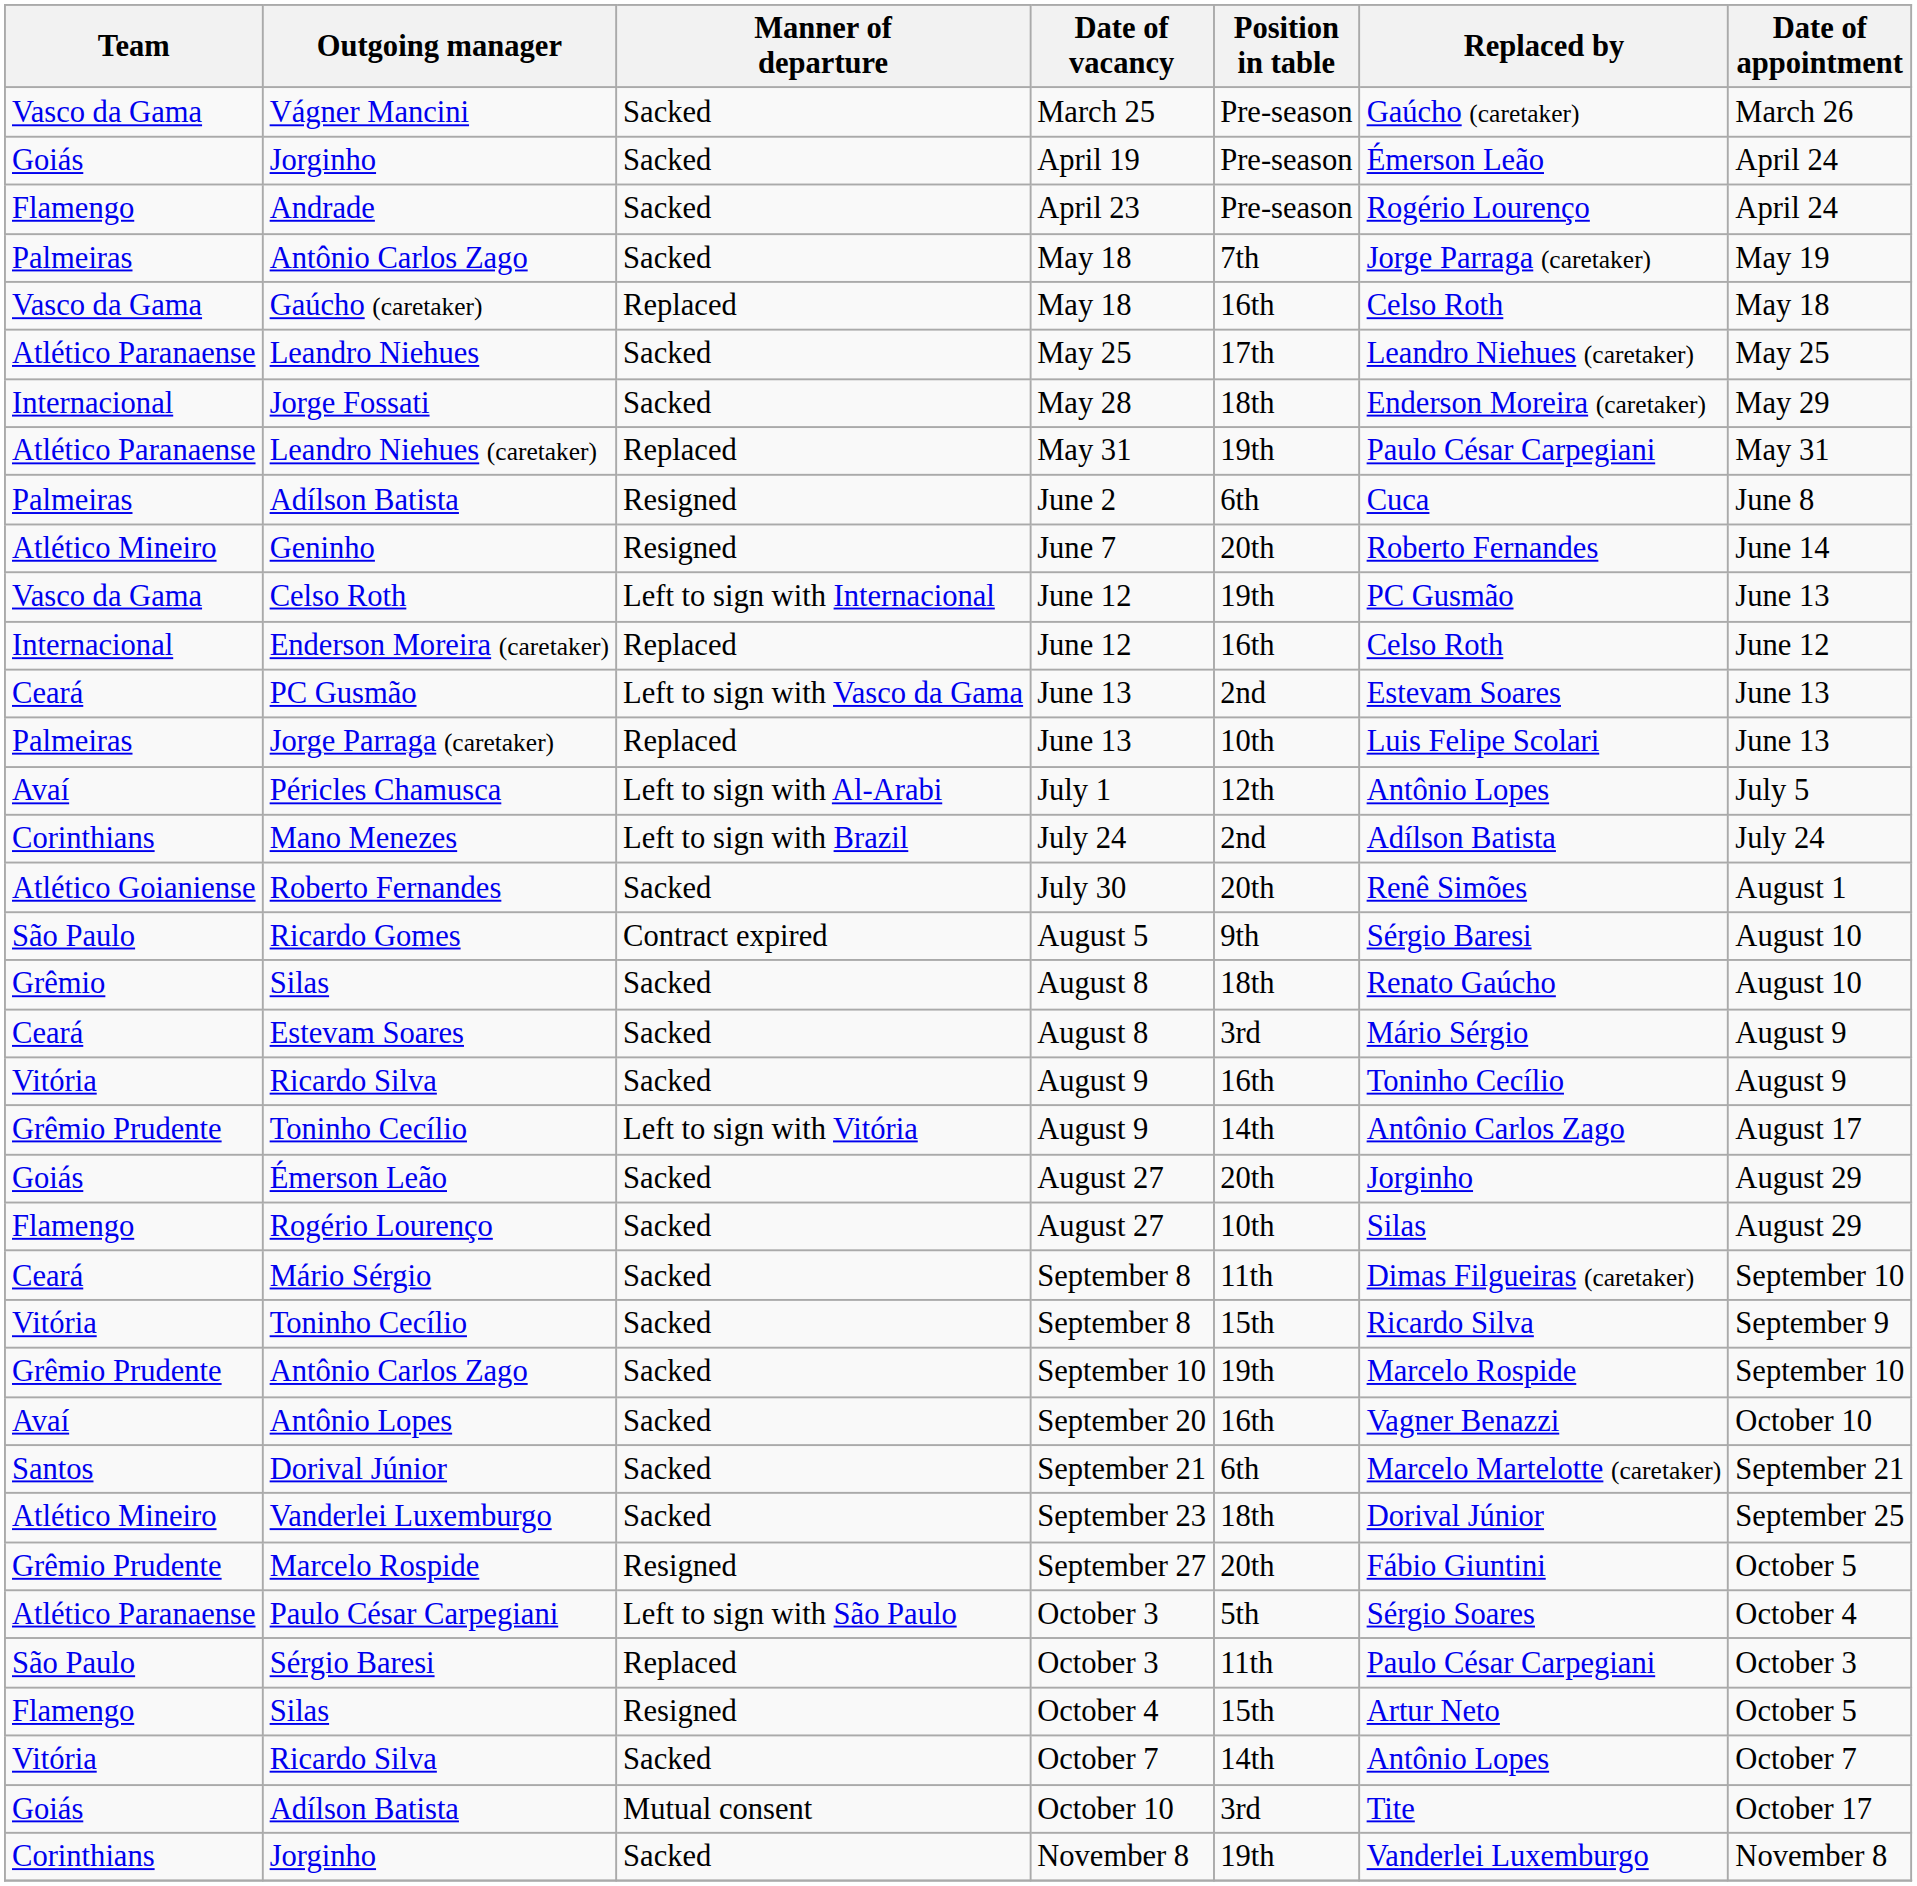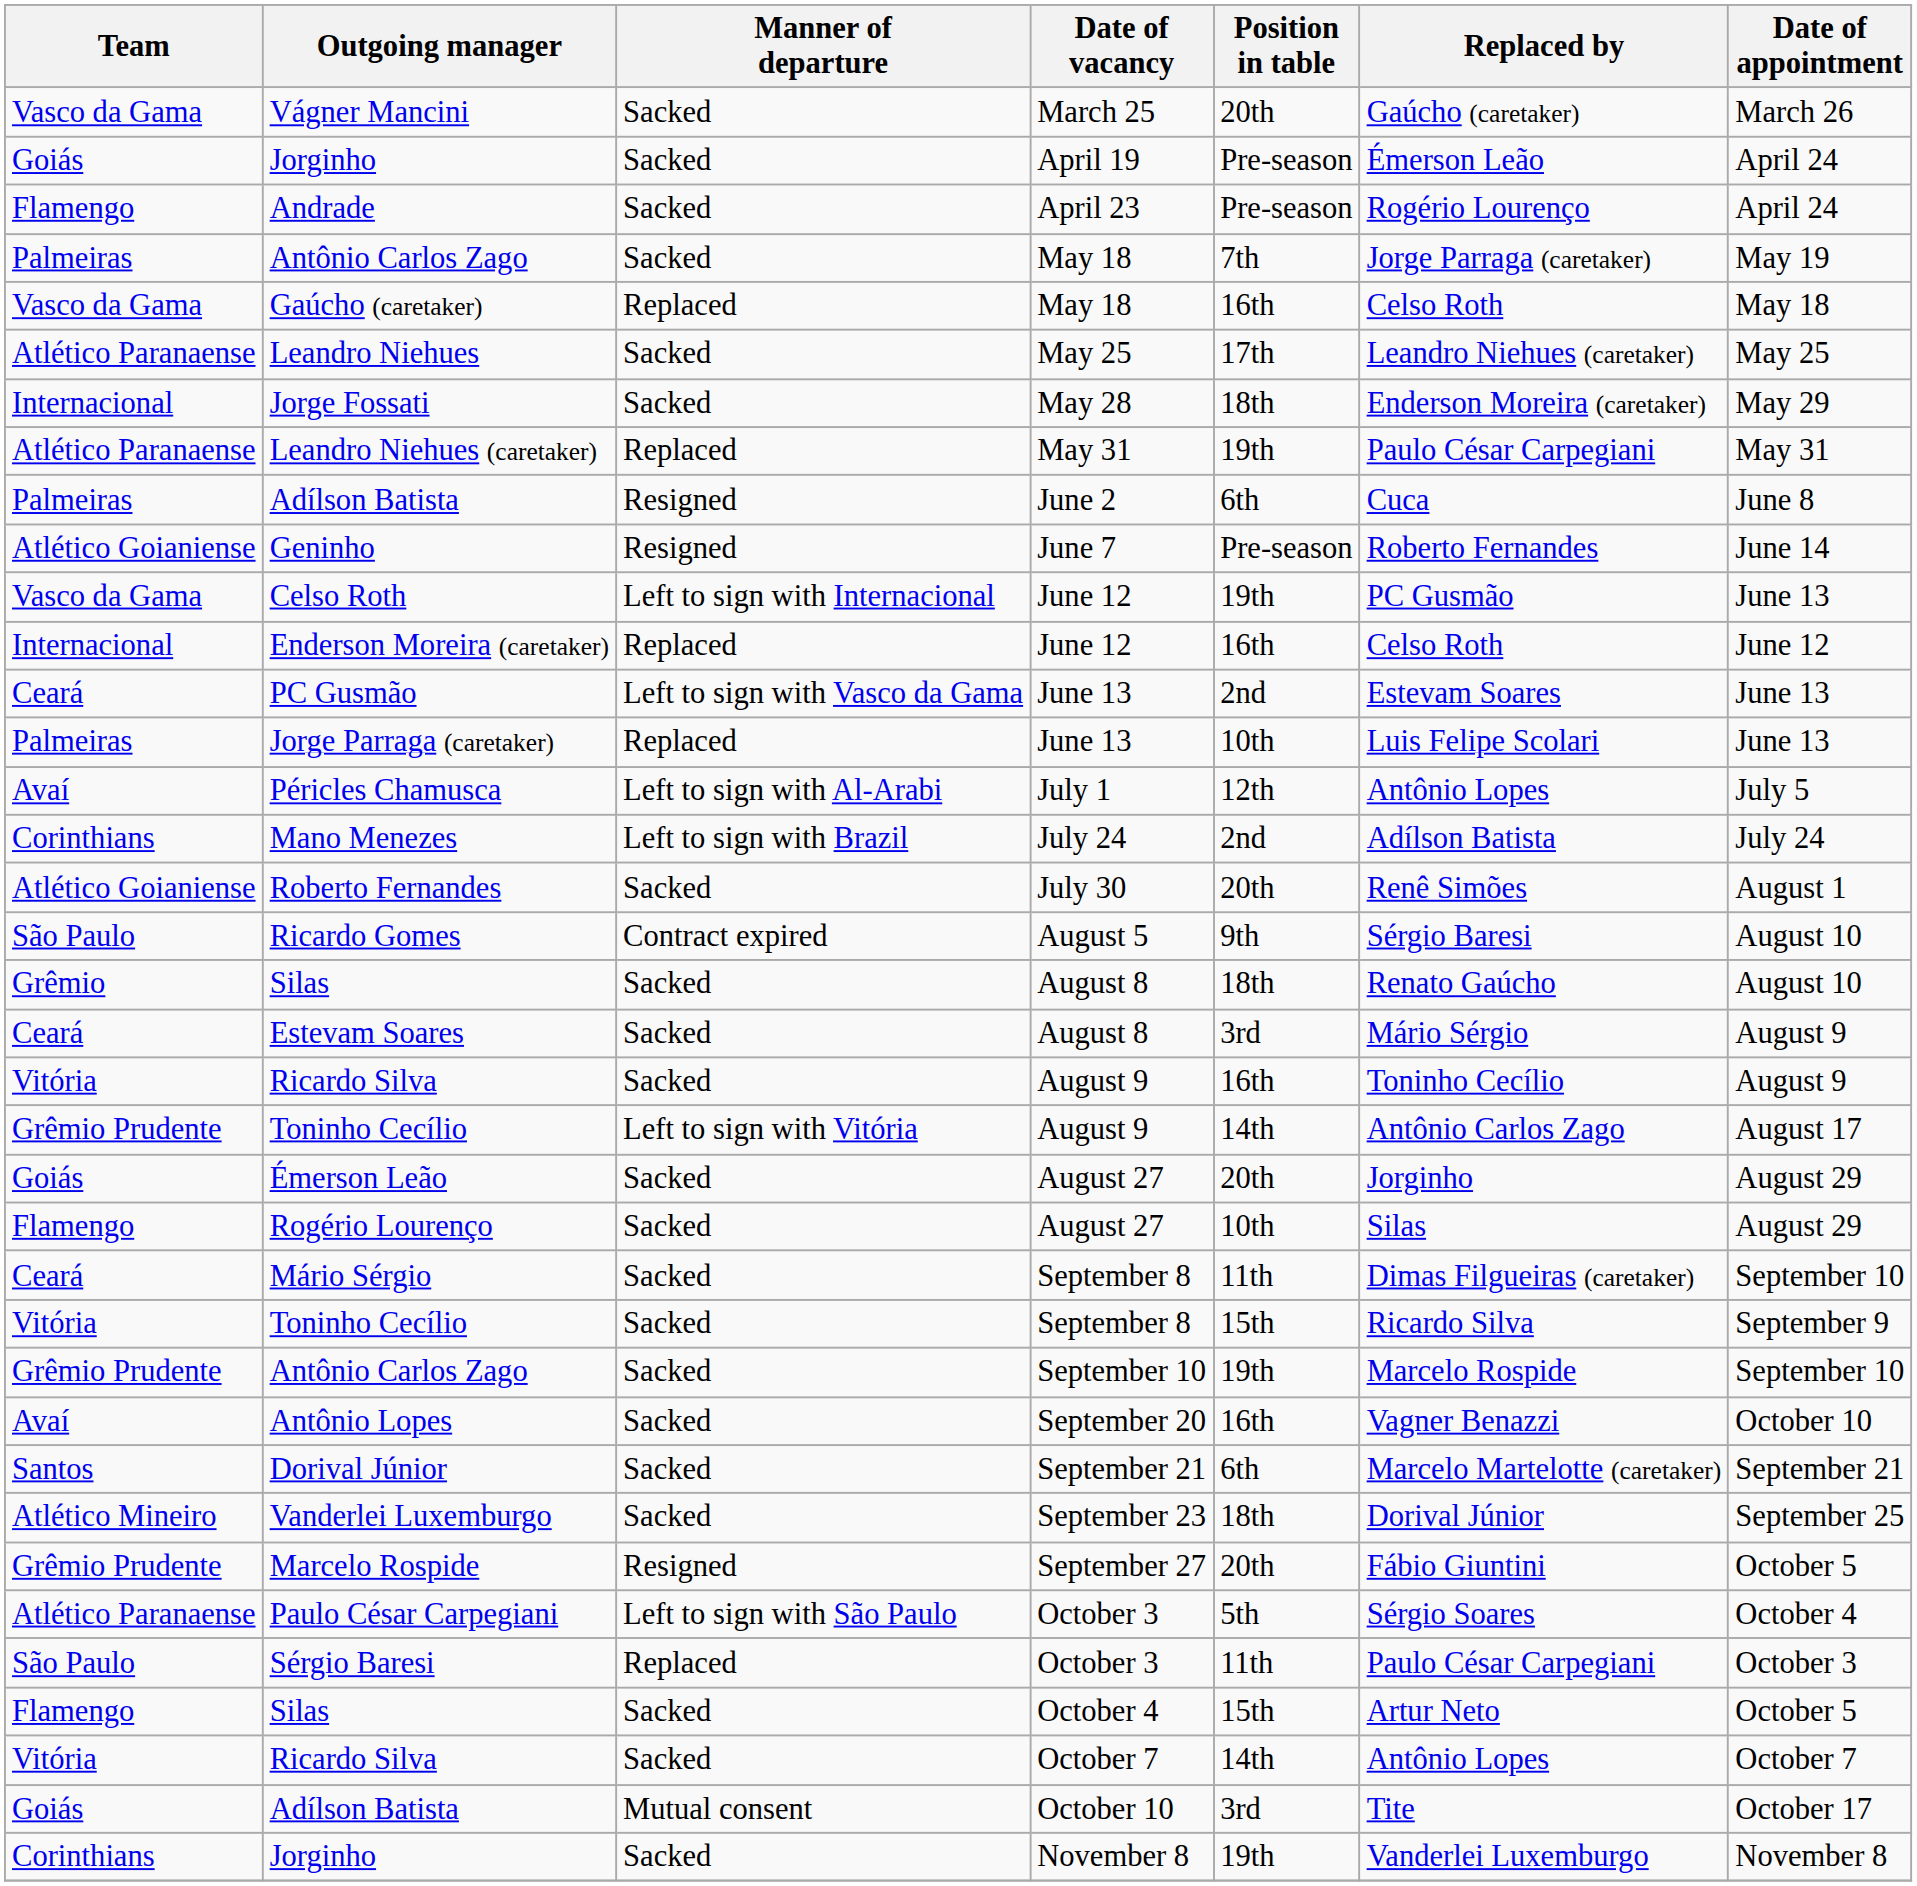(1286, 111) Pre-season -> (1247, 111) 20th
(114, 547) Atlético Mineiro -> (134, 547) Atlético Goianiense
(1247, 547) 20th -> (1286, 547) Pre-season
(680, 1710) Resigned -> (667, 1710) Sacked
